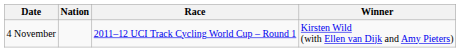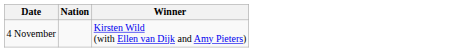- column: (195, 12)
